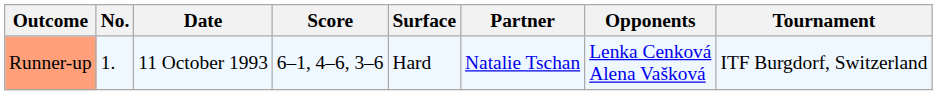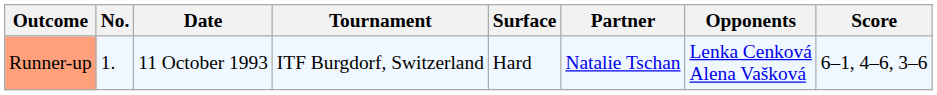columns swapped: (824, 19) <-> (330, 19)
